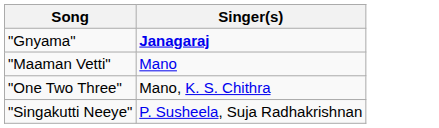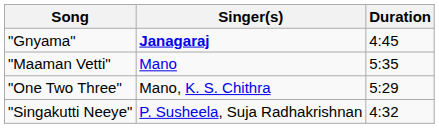+ column: (400, 17)
